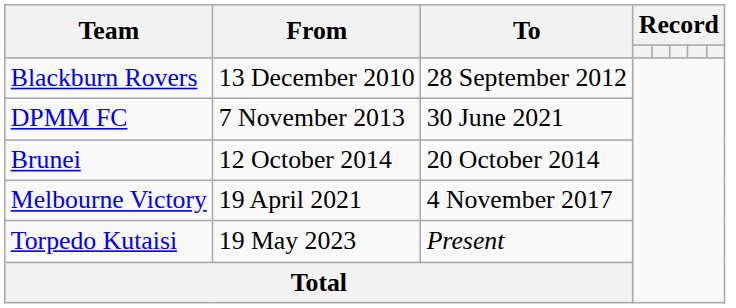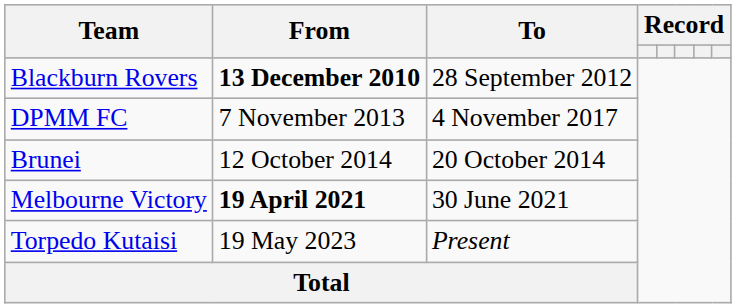(317, 77) normal -> (319, 77) bold
(495, 118) 30 June 2021 -> (525, 118) 4 November 2017
(290, 200) normal -> (292, 200) bold
(520, 200) 4 November 2017 -> (501, 200) 30 June 2021
